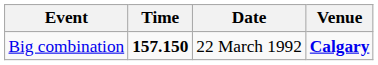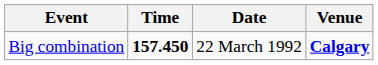(160, 45) 157.150 -> (160, 45) 157.450
